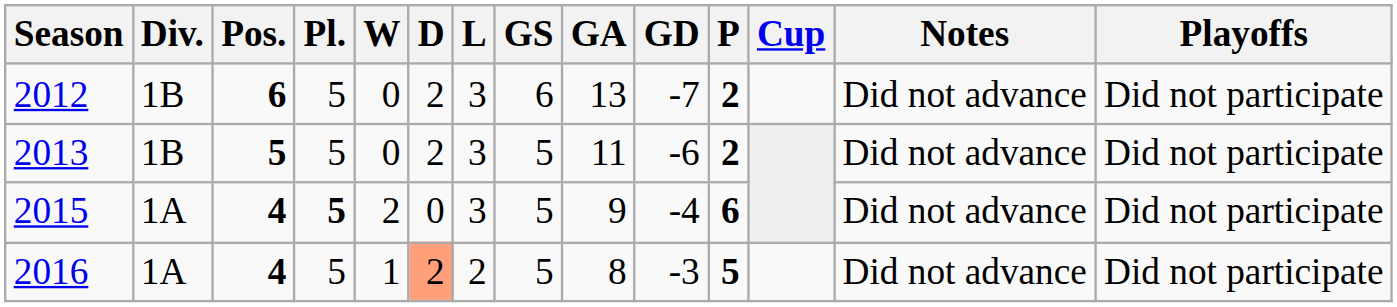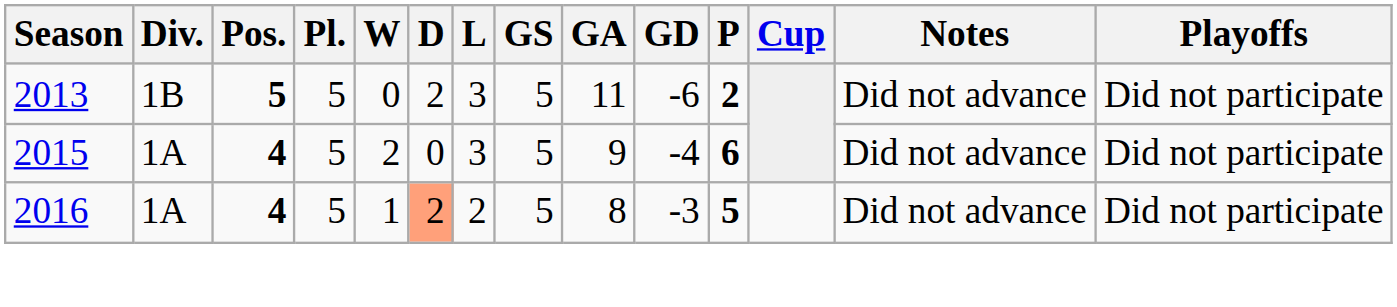- row: (51, 93)
(337, 211) bold -> (337, 152) normal
